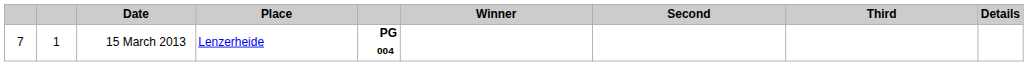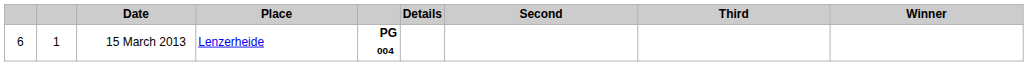columns swapped: (496, 14) <-> (1000, 14)
(20, 42) 7 -> (20, 42) 6
